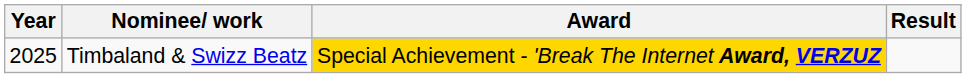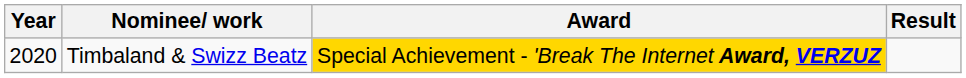(33, 55) 2025 -> (33, 55) 2020
